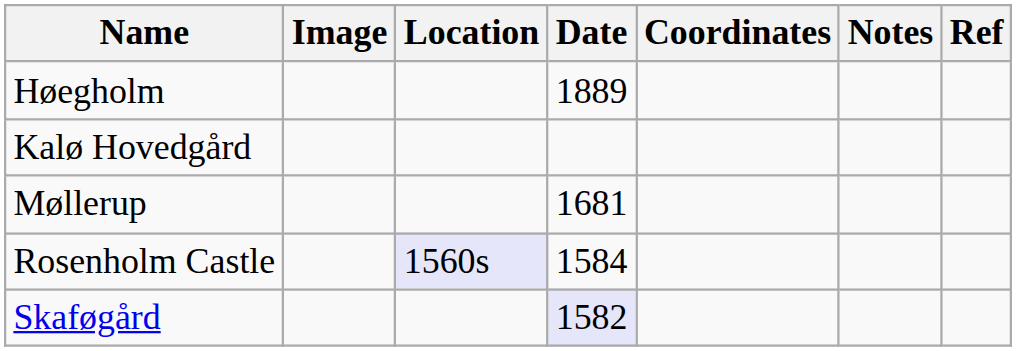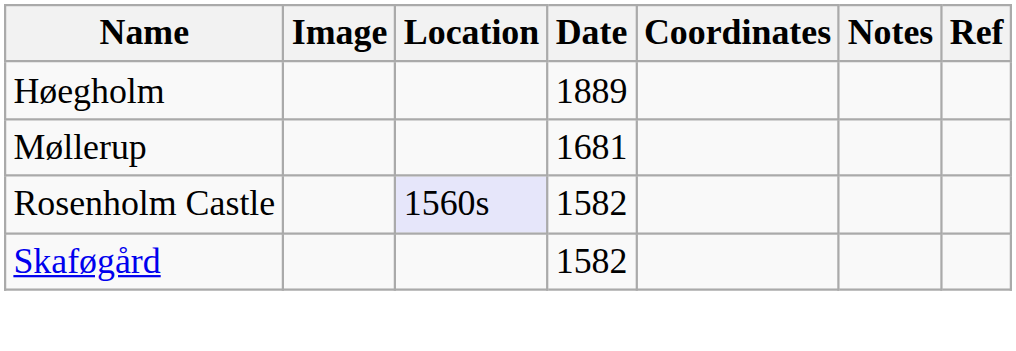- row: (132, 146)
(592, 260) 1584 -> (592, 203) 1582
(592, 317) lavender background -> (592, 260) no background
